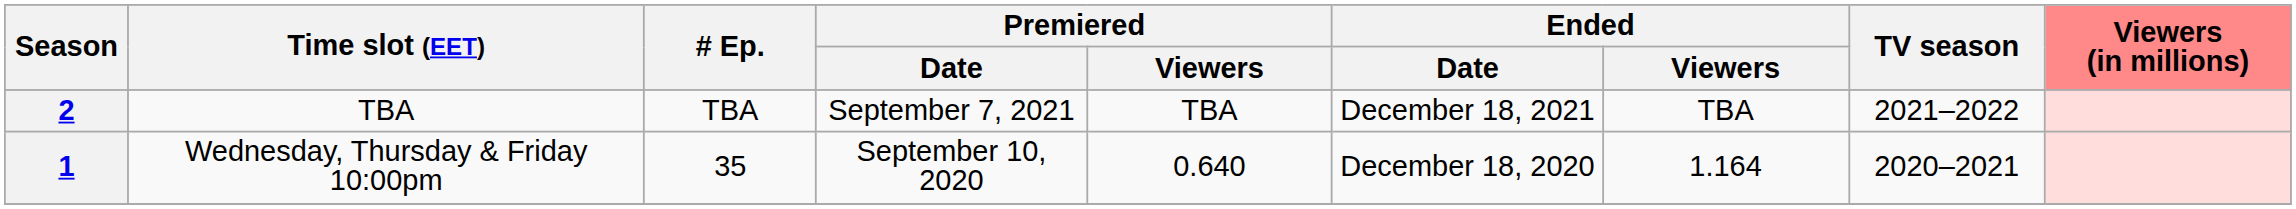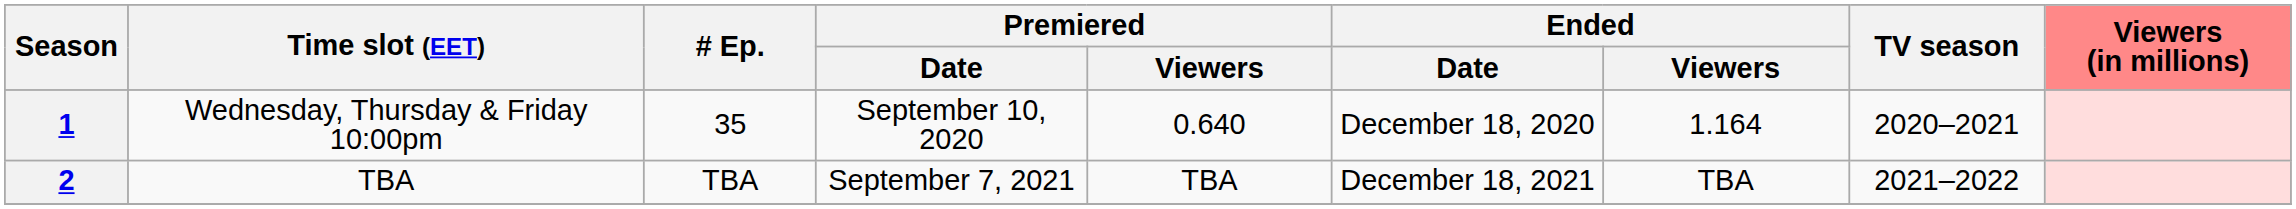rows swapped: (67, 167) <-> (67, 110)
